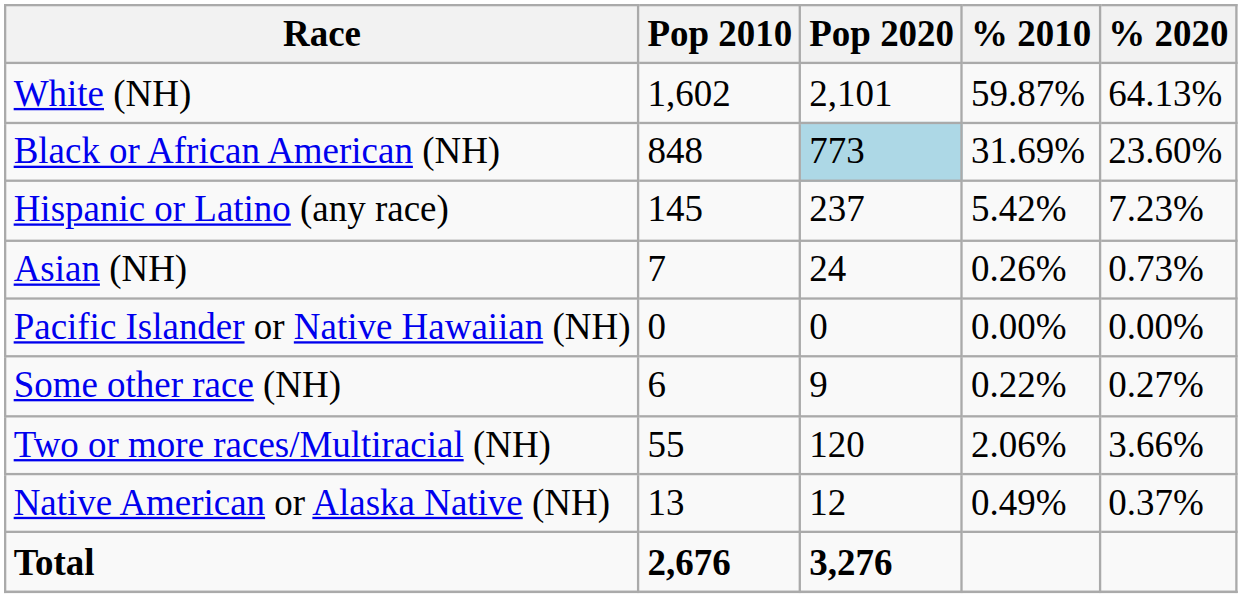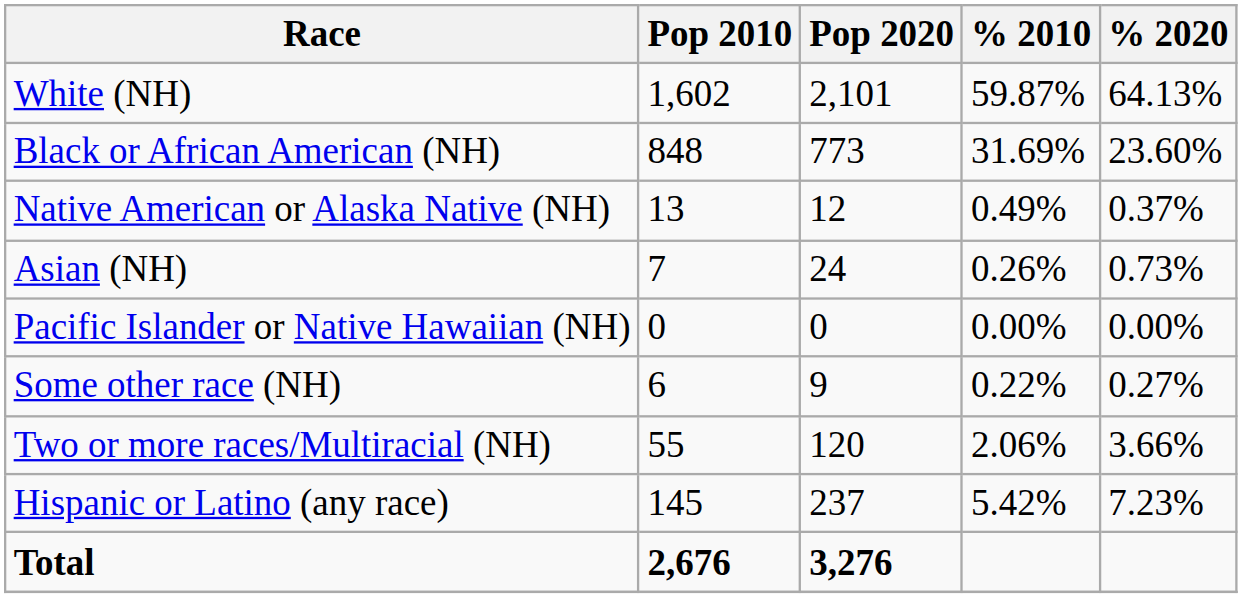(837, 151) lightblue background -> (837, 151) no background
rows swapped: (312, 502) <-> (231, 209)
